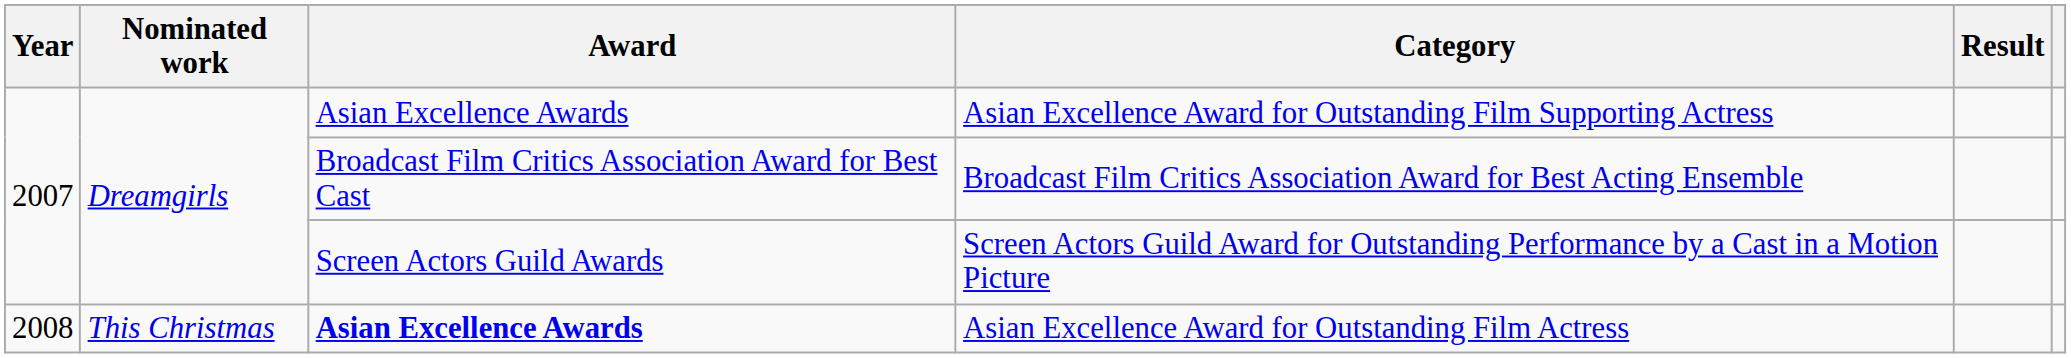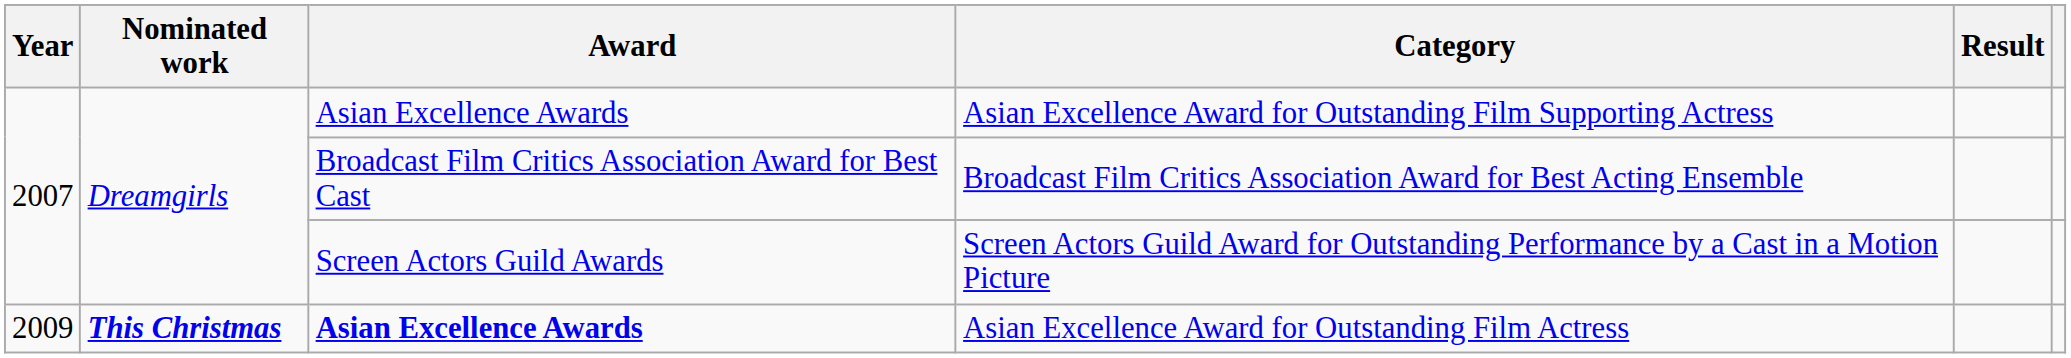(43, 327) 2008 -> (43, 327) 2009
(181, 327) normal -> (185, 327) bold
